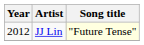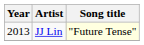(18, 31) 2012 -> (18, 31) 2013
